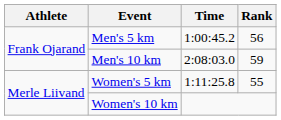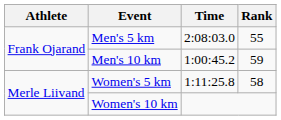(209, 38) 1:00:45.2 -> (209, 38) 2:08:03.0
(257, 38) 56 -> (257, 38) 55
(209, 60) 2:08:03.0 -> (209, 60) 1:00:45.2
(257, 82) 55 -> (257, 82) 58
